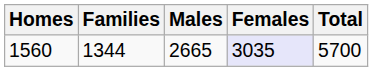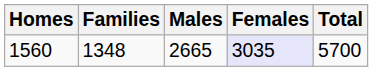(104, 50) 1344 -> (104, 50) 1348
